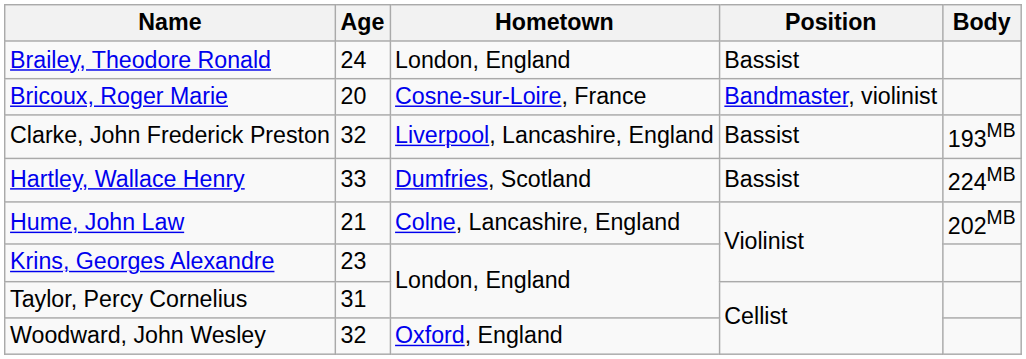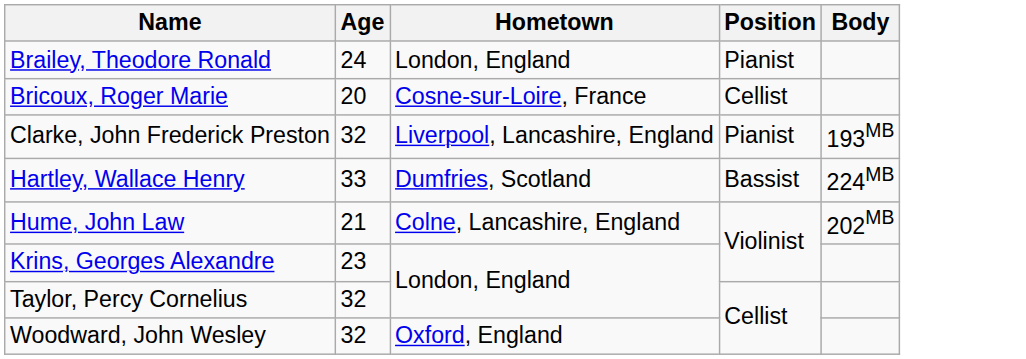(762, 59) Bassist -> (759, 59) Pianist
(831, 96) Bandmaster, violinist -> (756, 96) Cellist
(762, 136) Bassist -> (759, 136) Pianist
(353, 299) 31 -> (353, 299) 32
